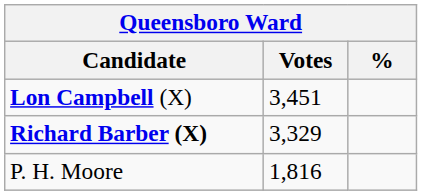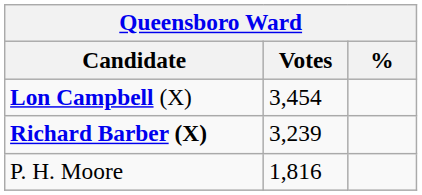(295, 97) 3,451 -> (295, 97) 3,454
(295, 134) 3,329 -> (295, 134) 3,239
